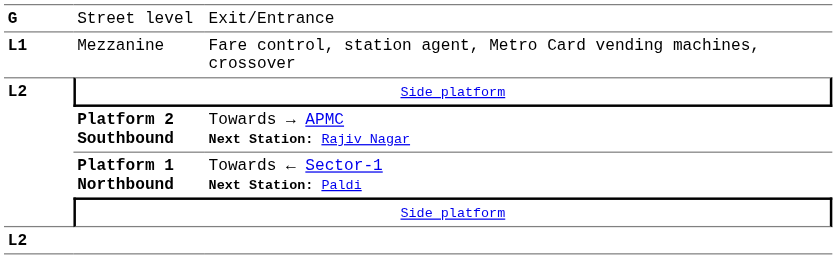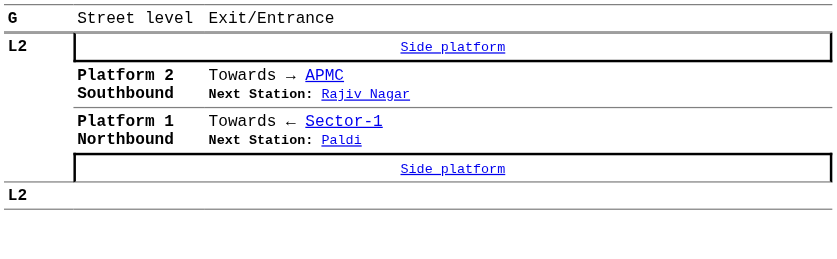- row: (121, 46)
